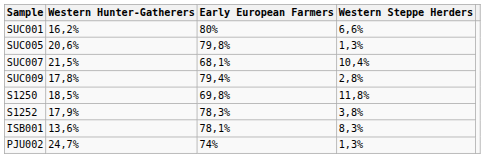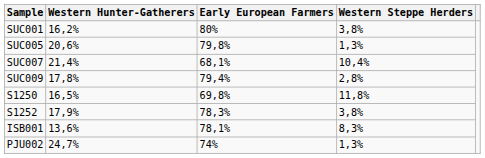(351, 29) 6,6% -> (351, 29) 3,8%
(64, 62) 21,5% -> (64, 62) 21,4%
(64, 95) 18,5% -> (64, 95) 16,5%
